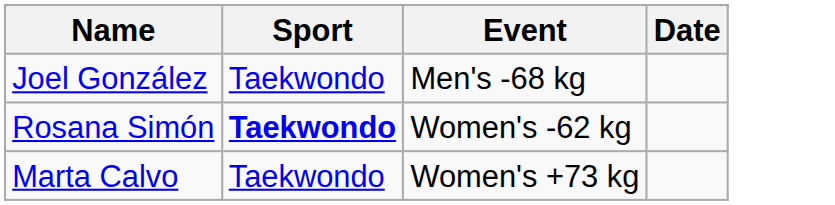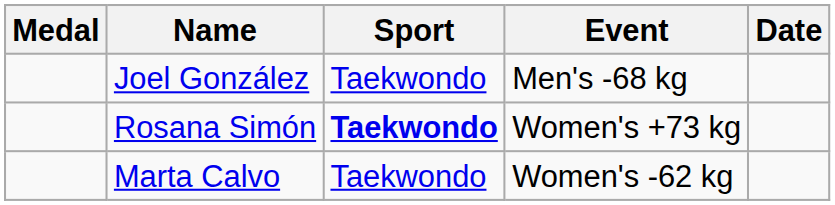+ column: (56, 30)
(521, 127) Women's -62 kg -> (627, 127) Women's +73 kg
(525, 176) Women's +73 kg -> (623, 176) Women's -62 kg
